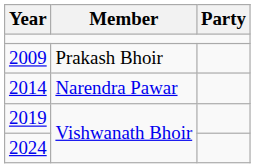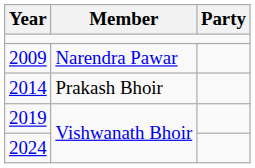(109, 58) Prakash Bhoir -> (116, 58) Narendra Pawar
(116, 88) Narendra Pawar -> (109, 88) Prakash Bhoir
